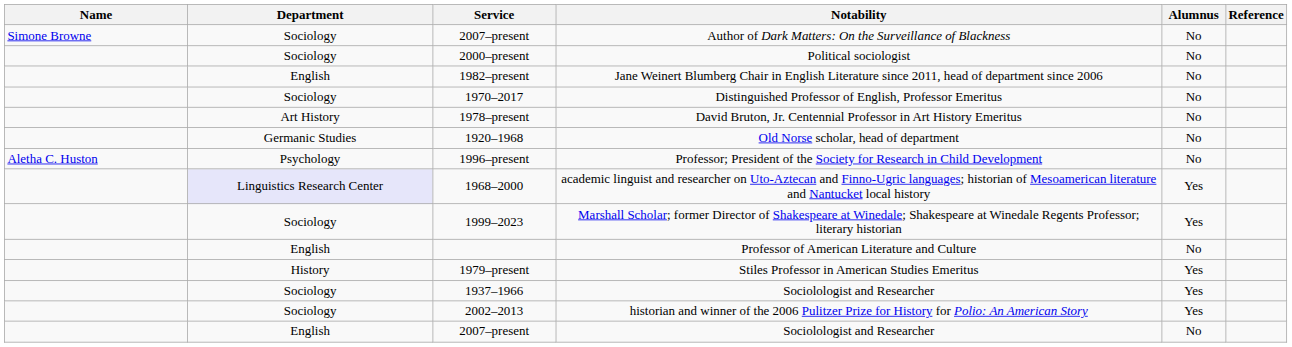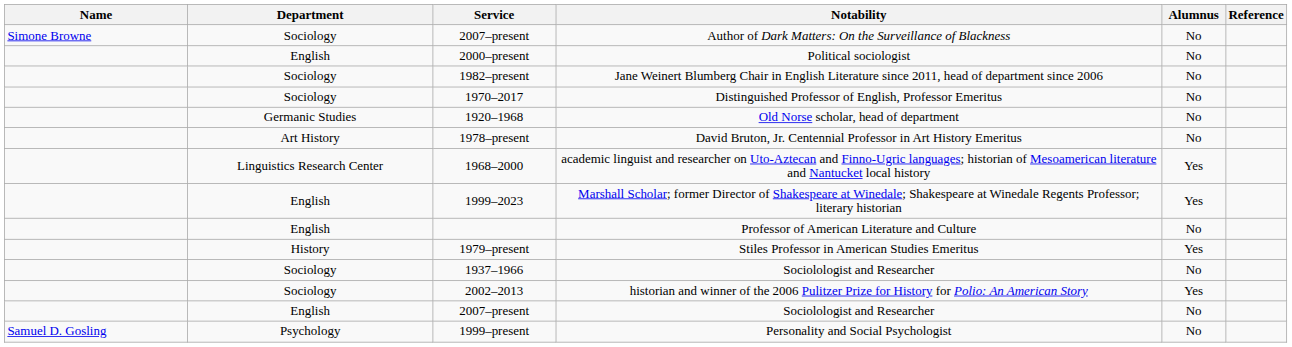(310, 55) Sociology -> (310, 55) English
(310, 76) English -> (310, 76) Sociology
rows swapped: (494, 117) <-> (494, 138)
- row: (494, 158)
(310, 186) lavender background -> (310, 165) no background
(310, 221) Sociology -> (310, 201) English
(1194, 290) Yes -> (1194, 270) No
+ row: (494, 331)
